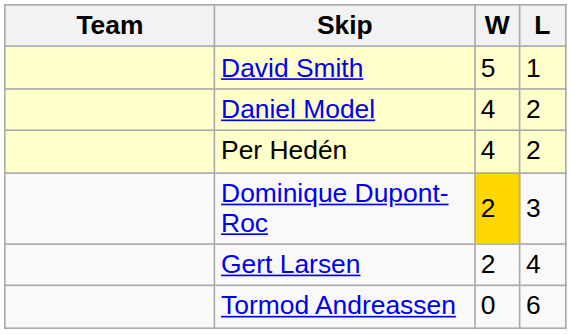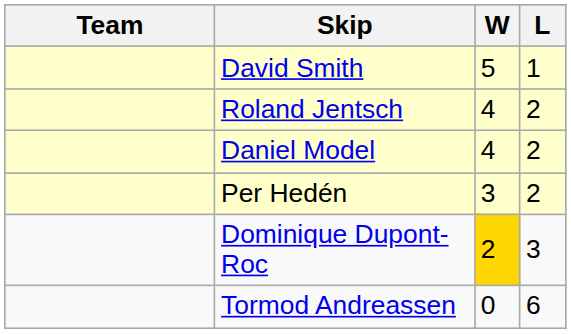+ row: (312, 109)
(488, 151) 4 -> (488, 192) 3
- row: (291, 264)
